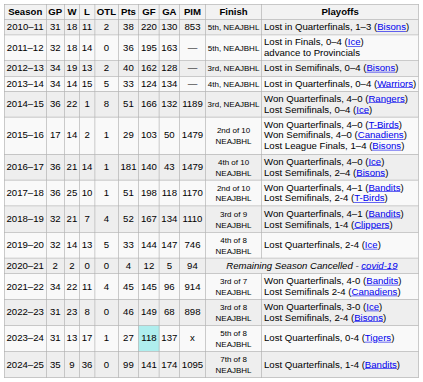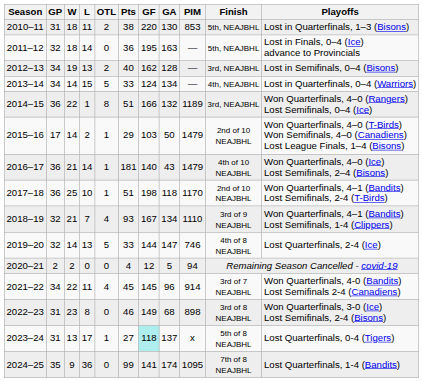(128, 219) 52 -> (128, 219) 93
